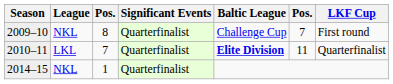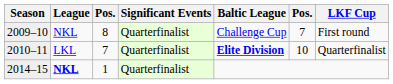(302, 50) 11 -> (302, 50) 10
(65, 69) normal -> (66, 69) bold
